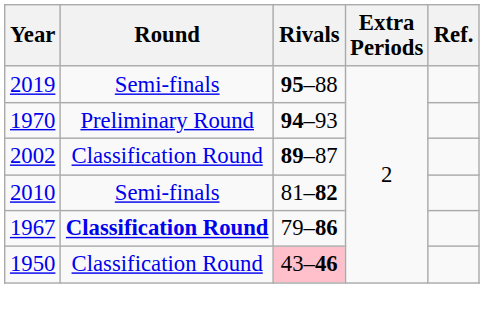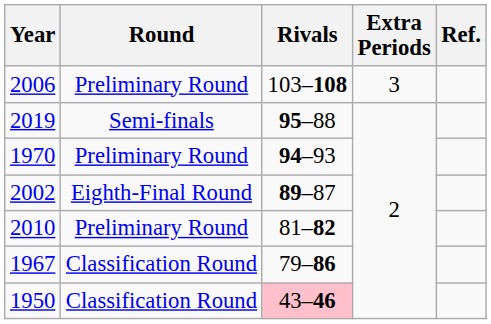+ row: (33, 84)
(167, 156) Classification Round -> (161, 192) Eighth-Final Round
(167, 192) Semi-finals -> (161, 228) Preliminary Round
(167, 228) bold -> (161, 264) normal
